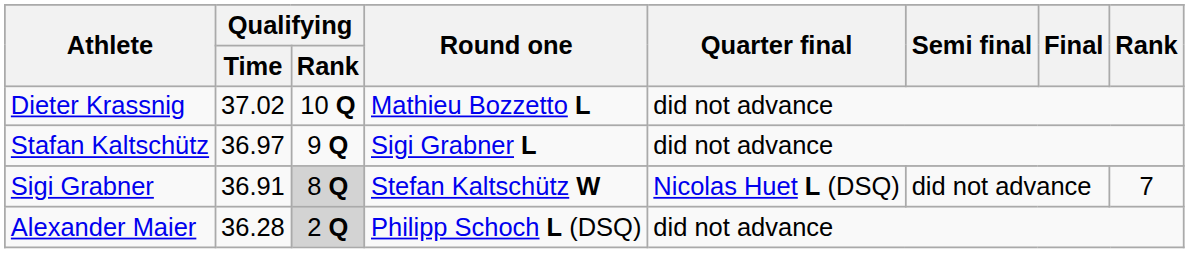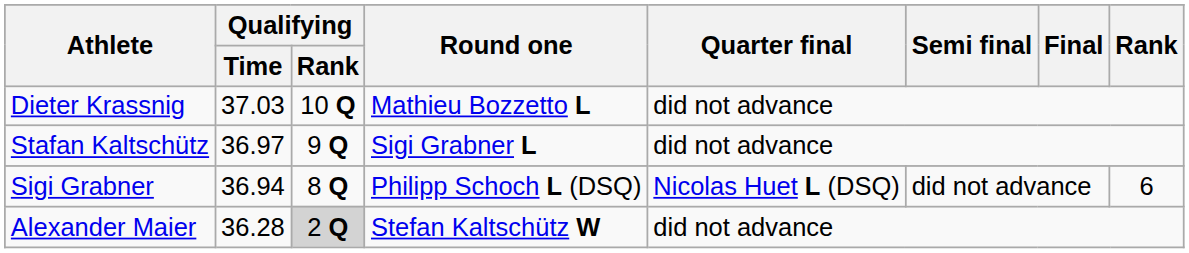(253, 106) 37.02 -> (253, 106) 37.03
(253, 186) 36.91 -> (253, 186) 36.94
(328, 186) lightgrey background -> (328, 186) no background
(486, 186) Stefan Kaltschütz W -> (506, 186) Philipp Schoch L (DSQ)
(1146, 186) 7 -> (1146, 186) 6
(506, 227) Philipp Schoch L (DSQ) -> (486, 227) Stefan Kaltschütz W
